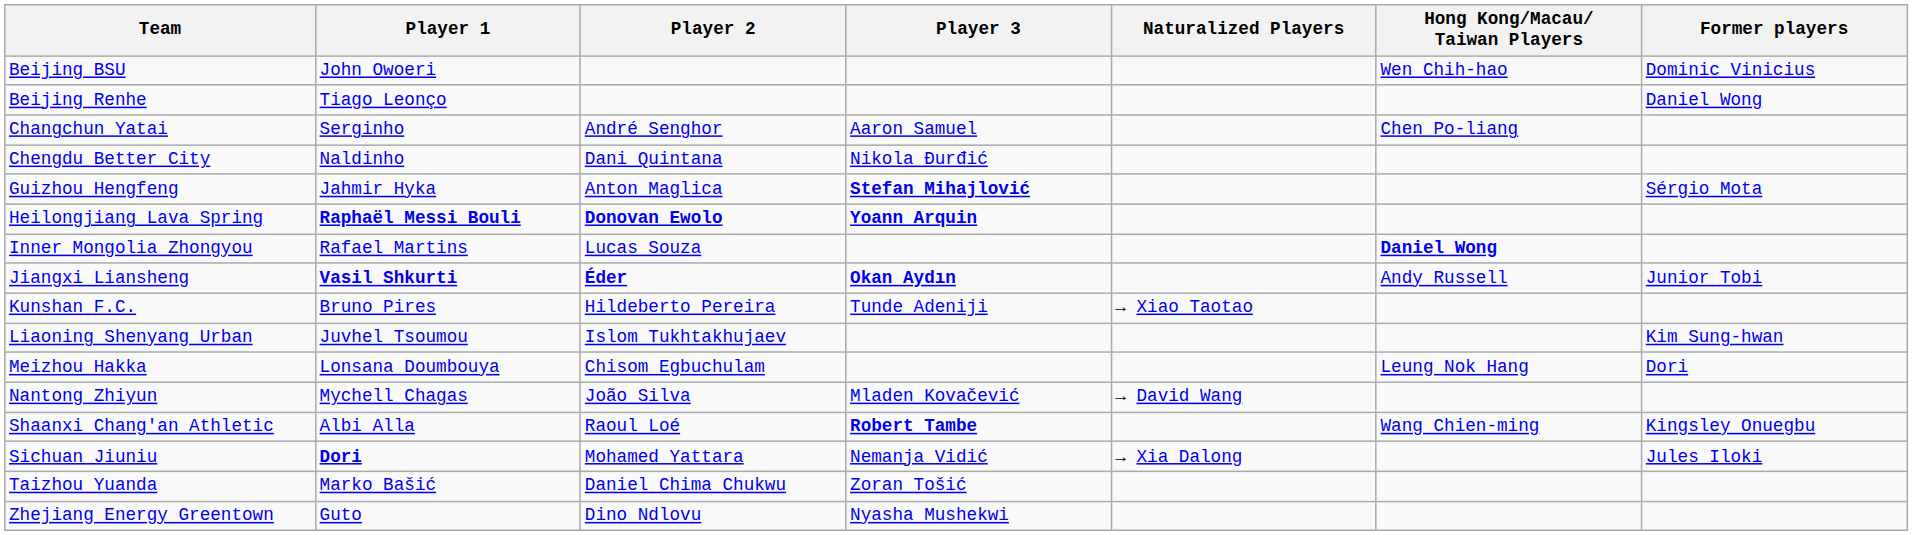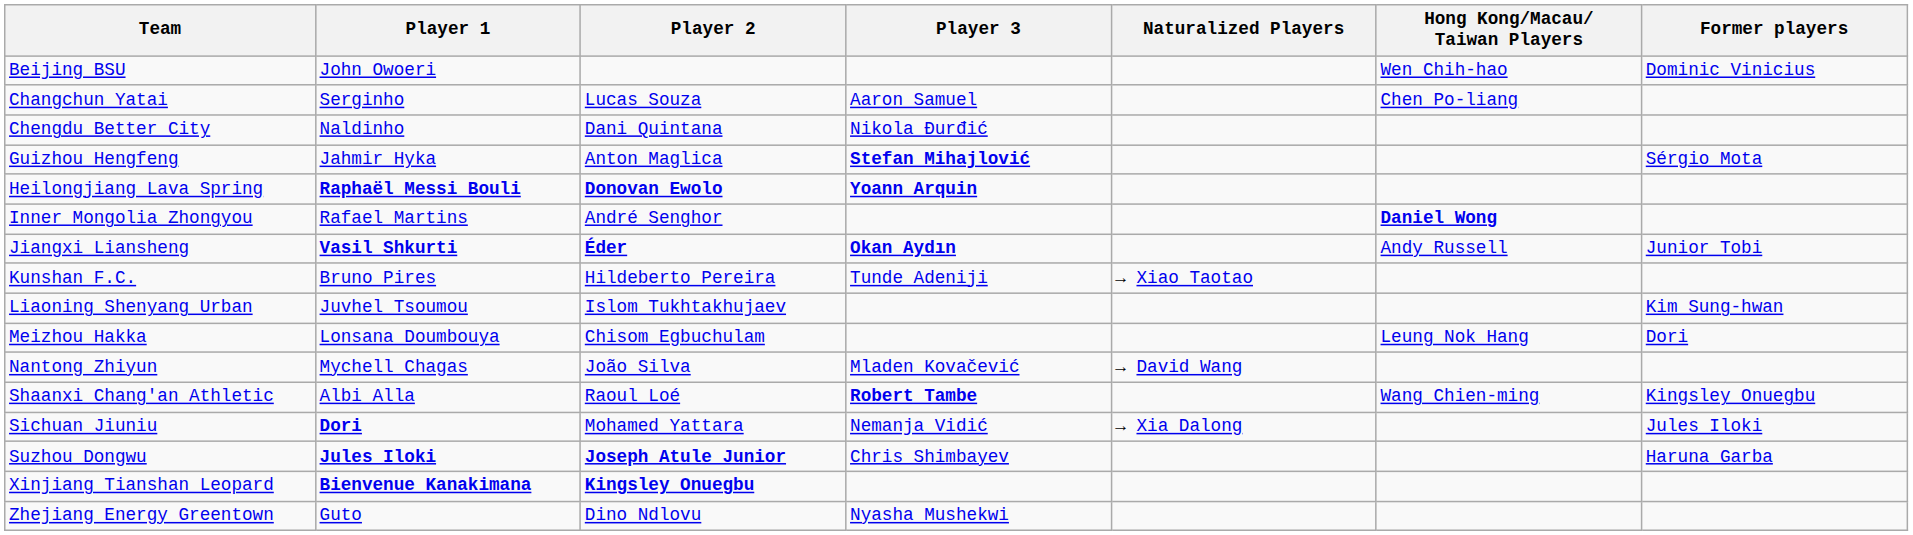- row: (78, 100)
(654, 129) André Senghor -> (643, 100) Lucas Souza
(643, 248) Lucas Souza -> (654, 219) André Senghor
+ row: (78, 456)
- row: (83, 486)
+ row: (141, 486)
